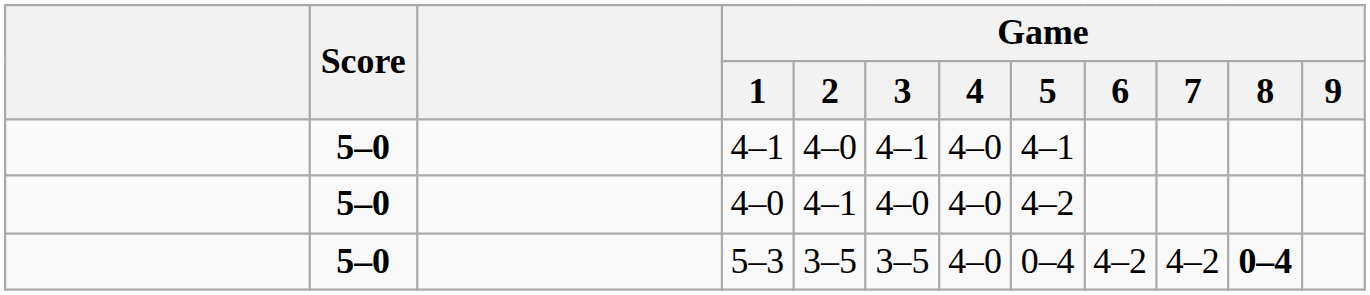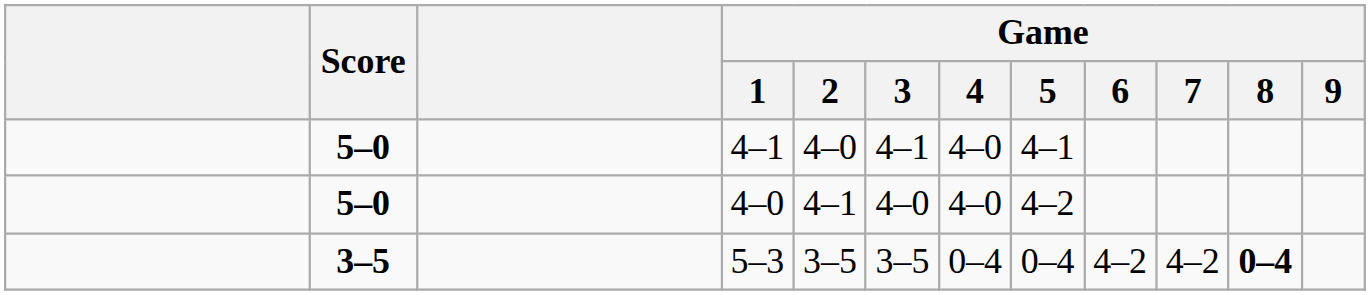(363, 260) 5–0 -> (363, 260) 3–5
(975, 260) 4–0 -> (975, 260) 0–4
